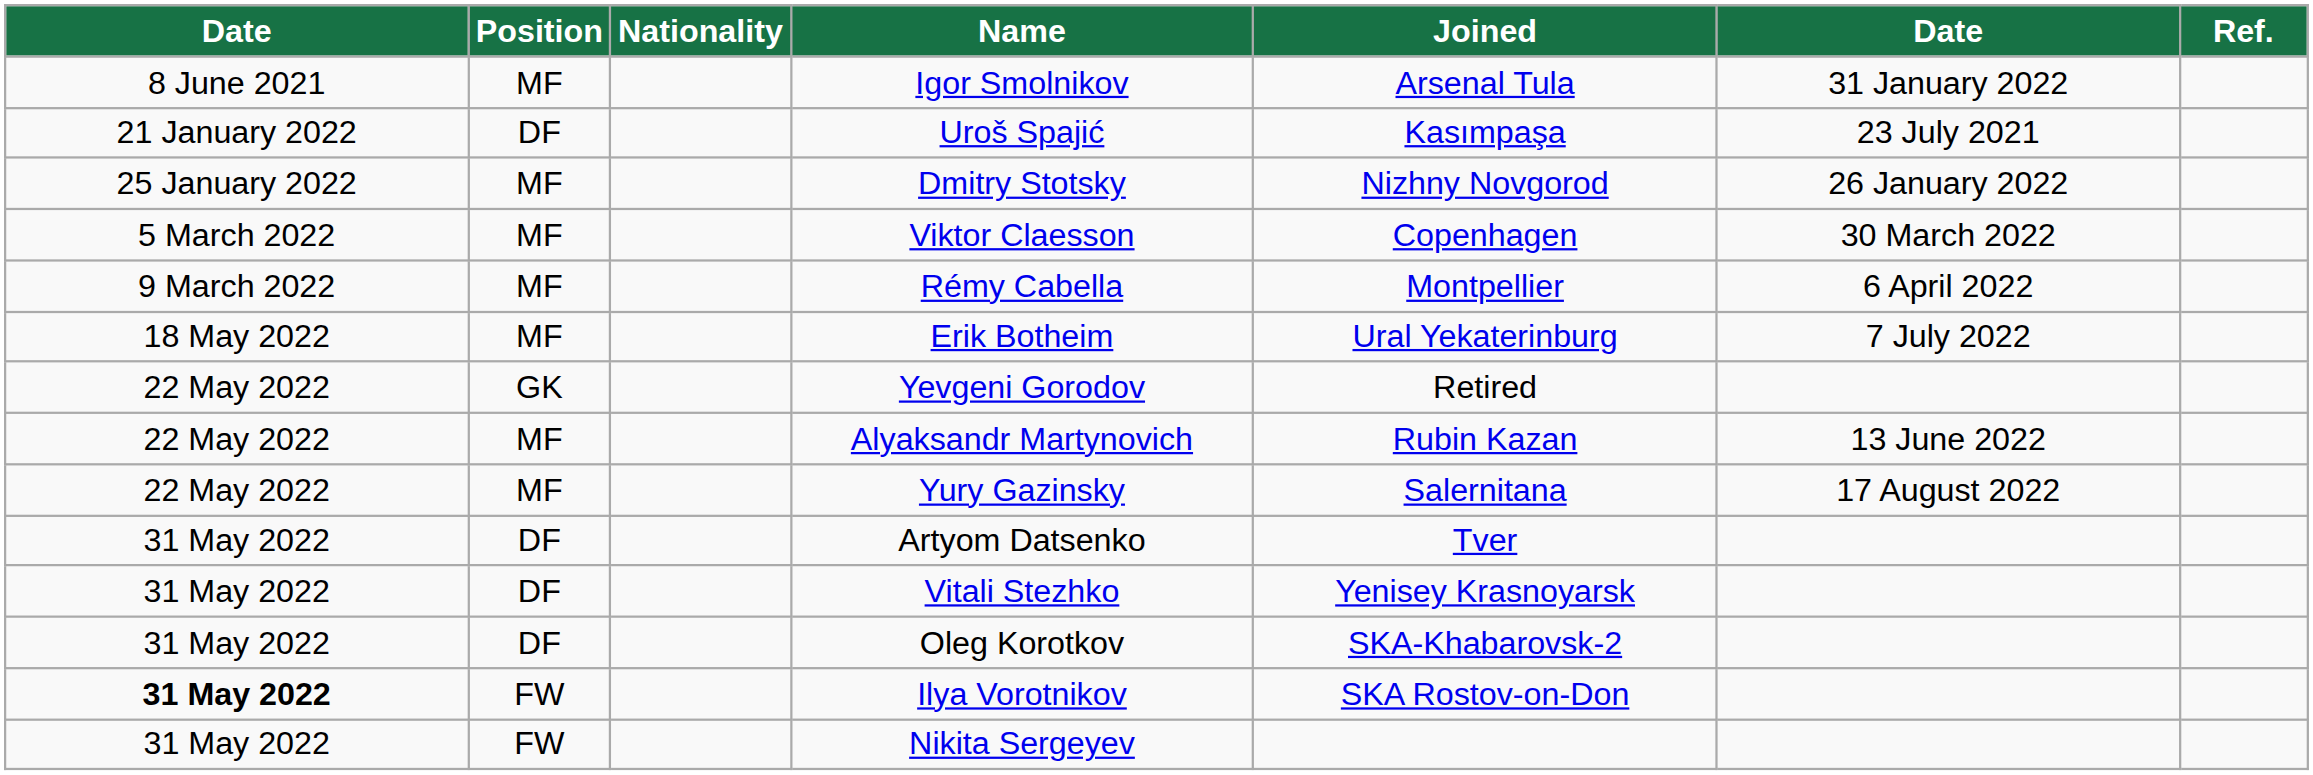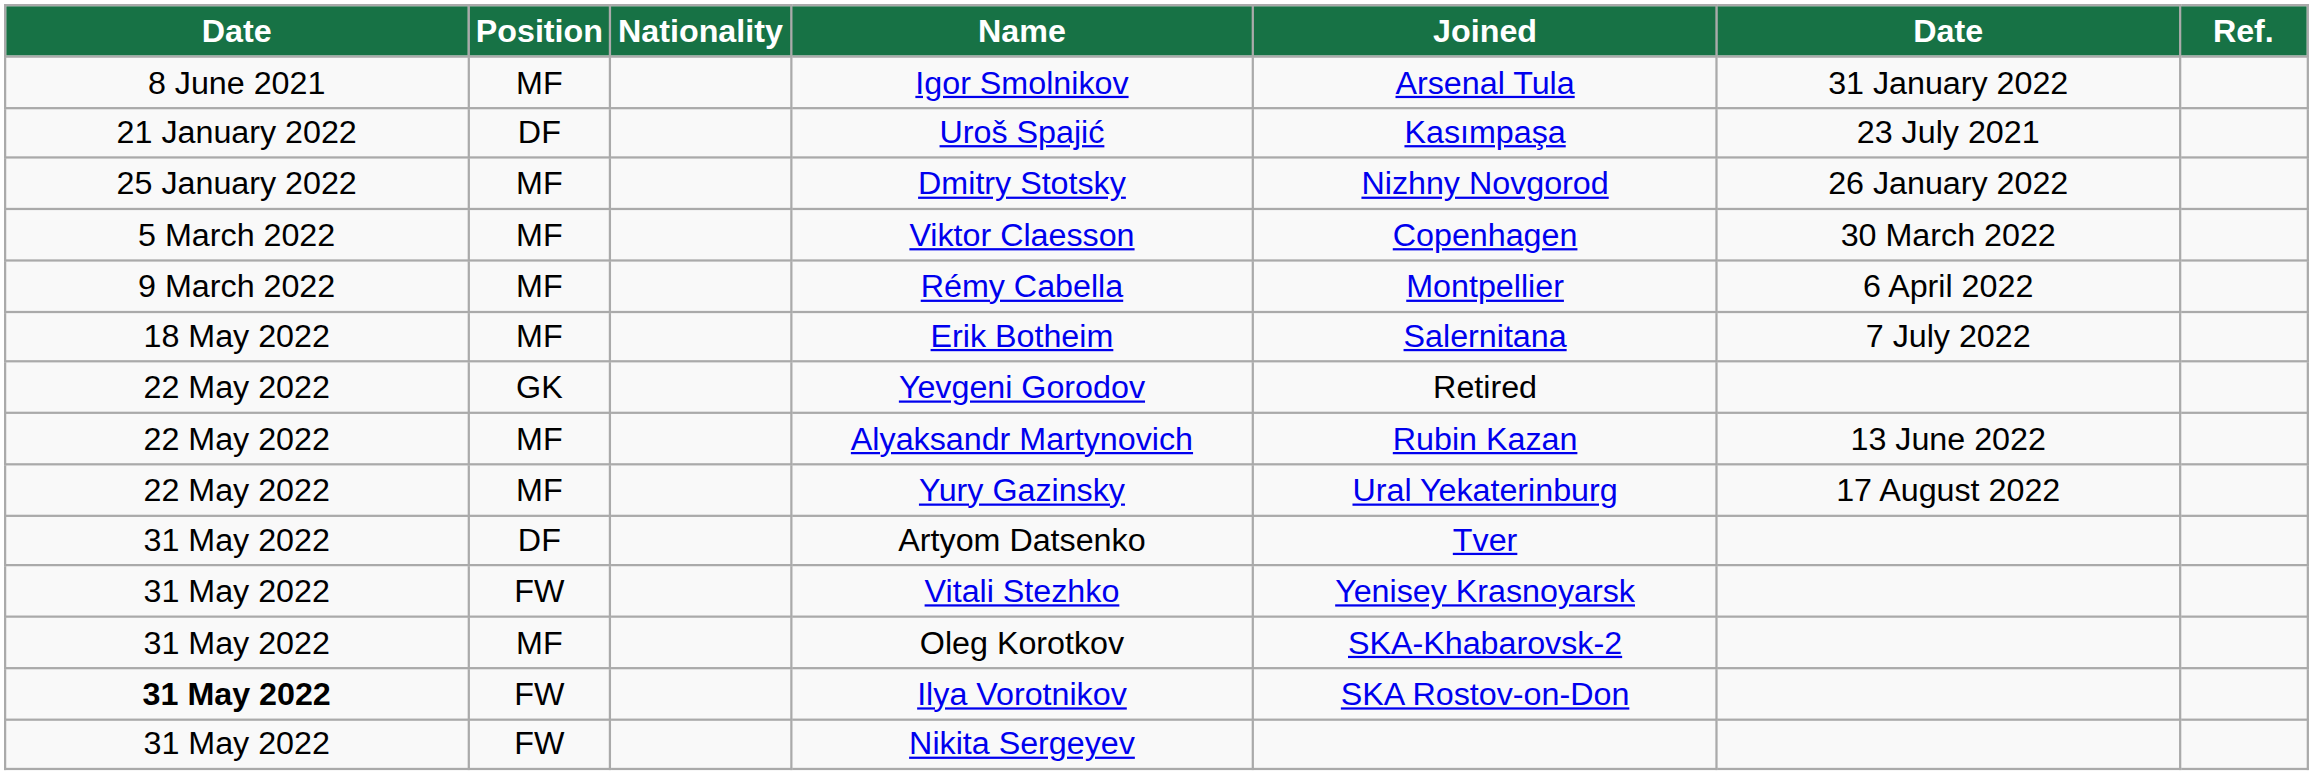(1485, 337) Ural Yekaterinburg -> (1485, 337) Salernitana
(1485, 490) Salernitana -> (1485, 490) Ural Yekaterinburg
(539, 592) DF -> (539, 592) FW
(539, 643) DF -> (539, 643) MF
